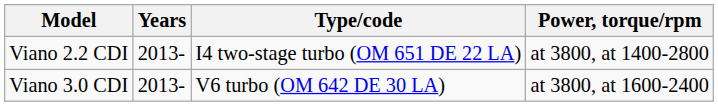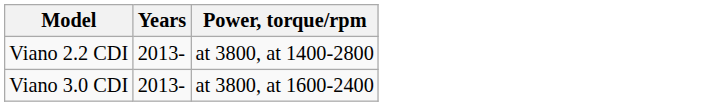- column: (358, 20)
